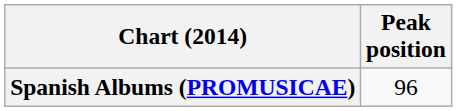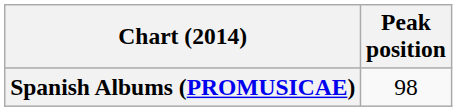(406, 86) 96 -> (406, 86) 98
